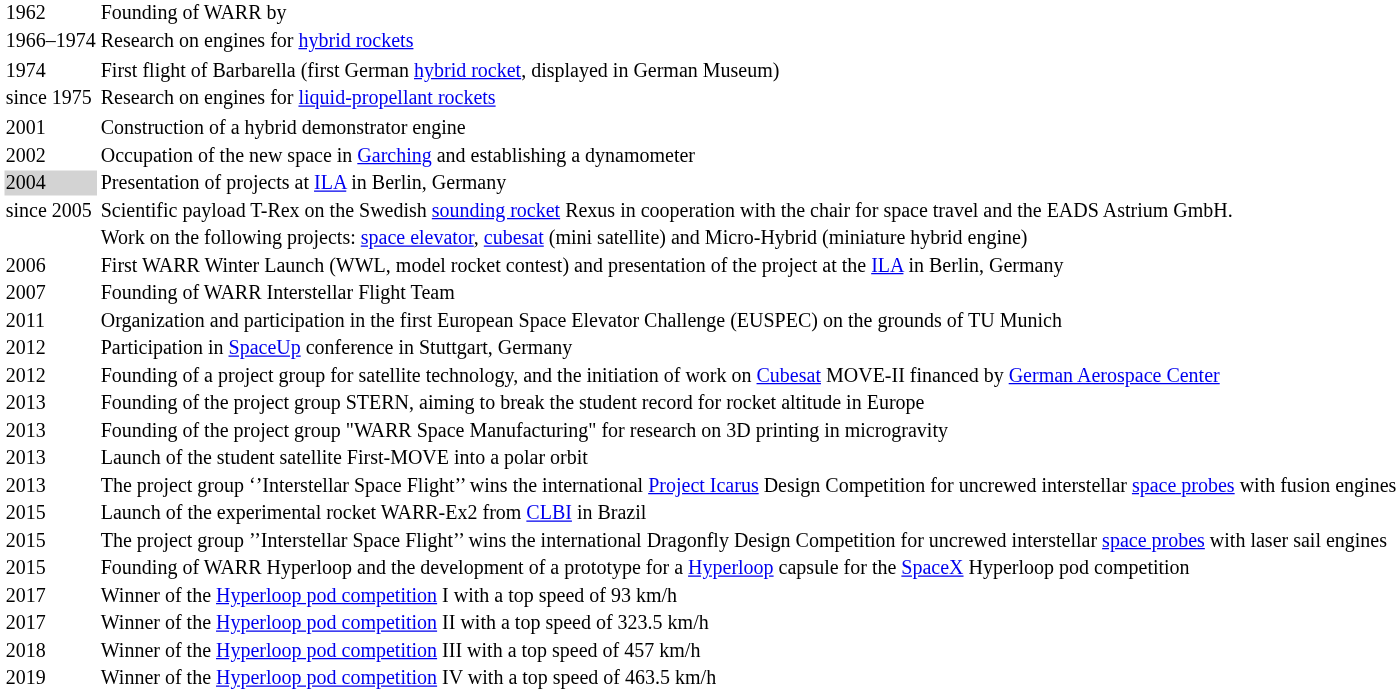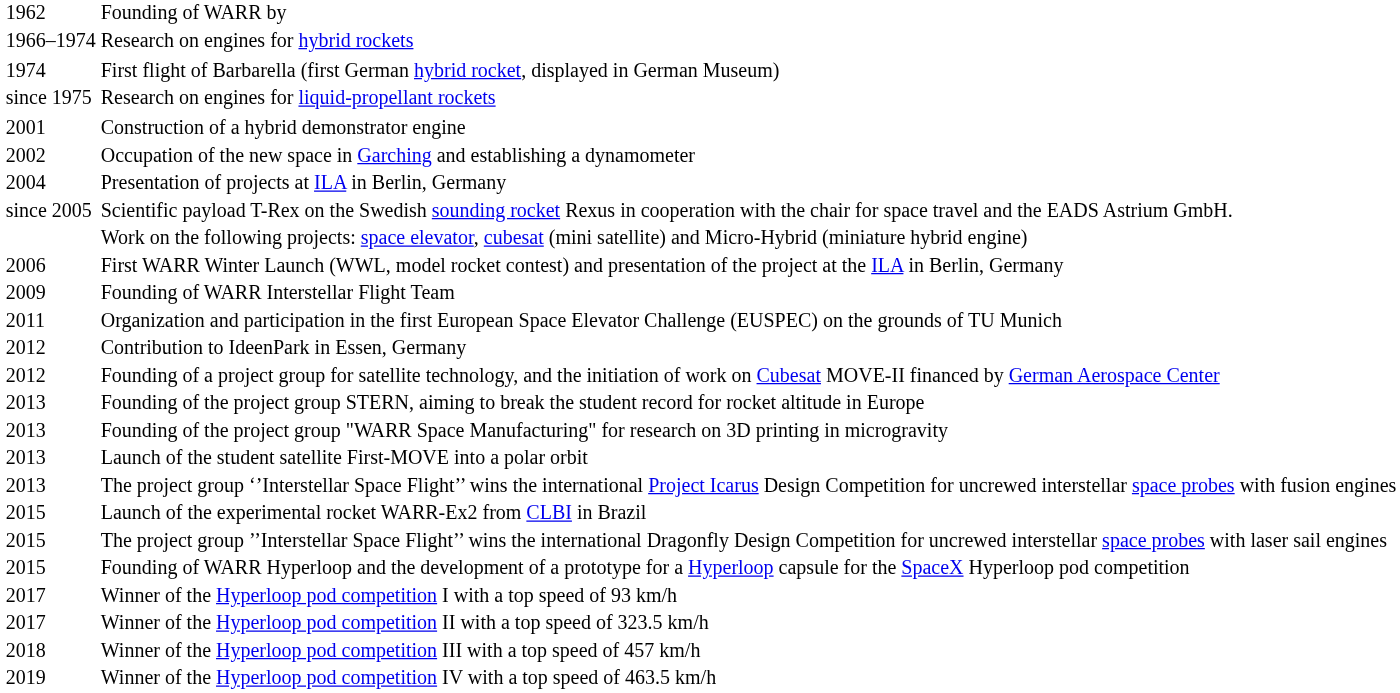(26, 182) lightgrey background -> (26, 182) no background
(26, 292) 2007 -> (26, 292) 2009
+ row: (283, 347)
- row: (337, 347)
